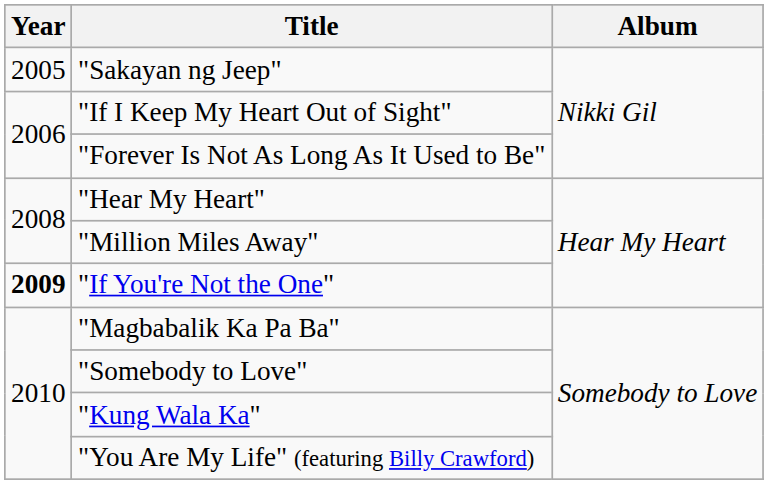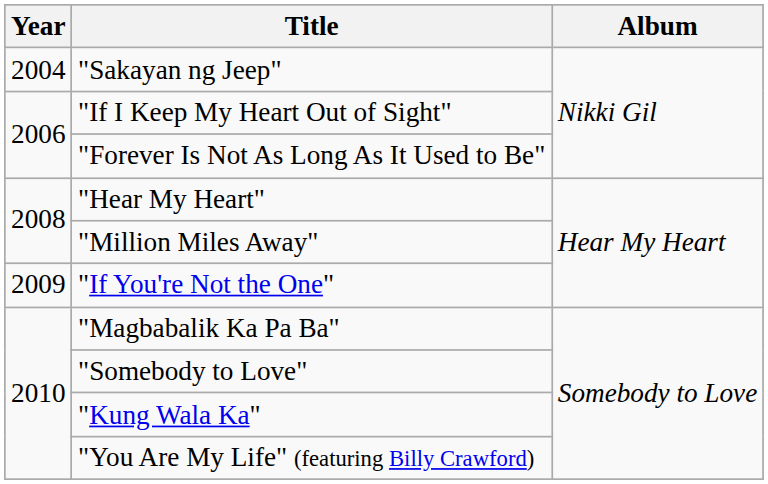(38, 69) 2005 -> (38, 69) 2004
(38, 284) bold -> (38, 284) normal
